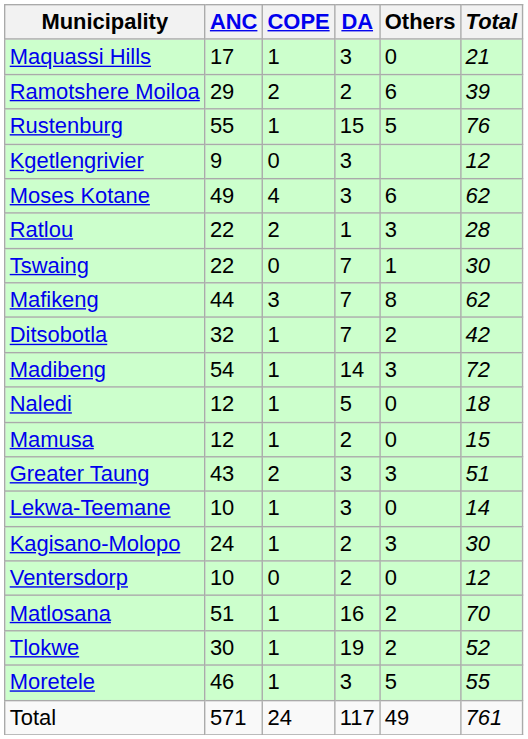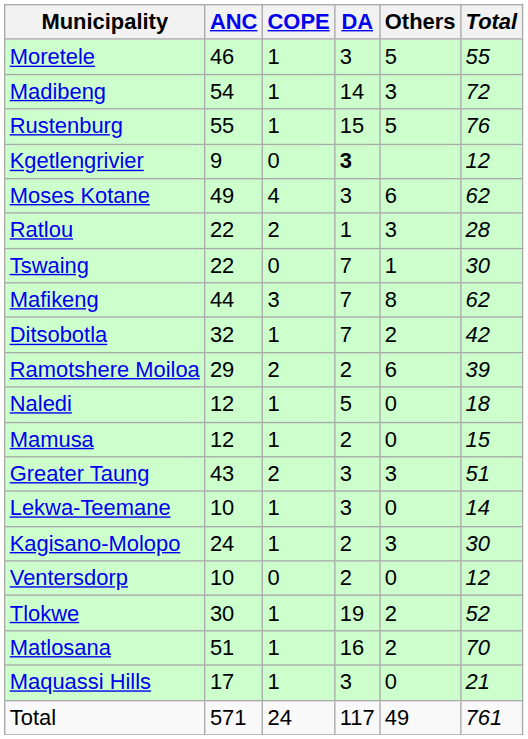rows swapped: (52, 682) <-> (80, 56)
rows swapped: (58, 369) <-> (105, 91)
(346, 160) normal -> (346, 160) bold
rows swapped: (44, 647) <-> (60, 612)
